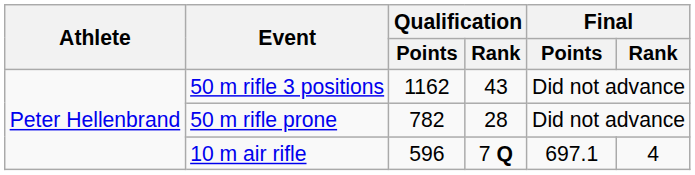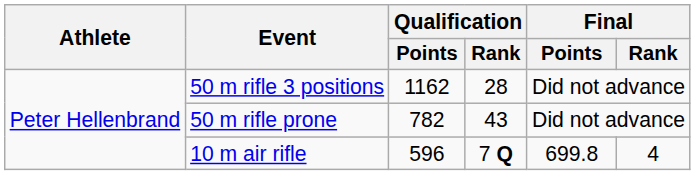(496, 87) 43 -> (496, 87) 28
(496, 120) 28 -> (496, 120) 43
(572, 154) 697.1 -> (572, 154) 699.8
